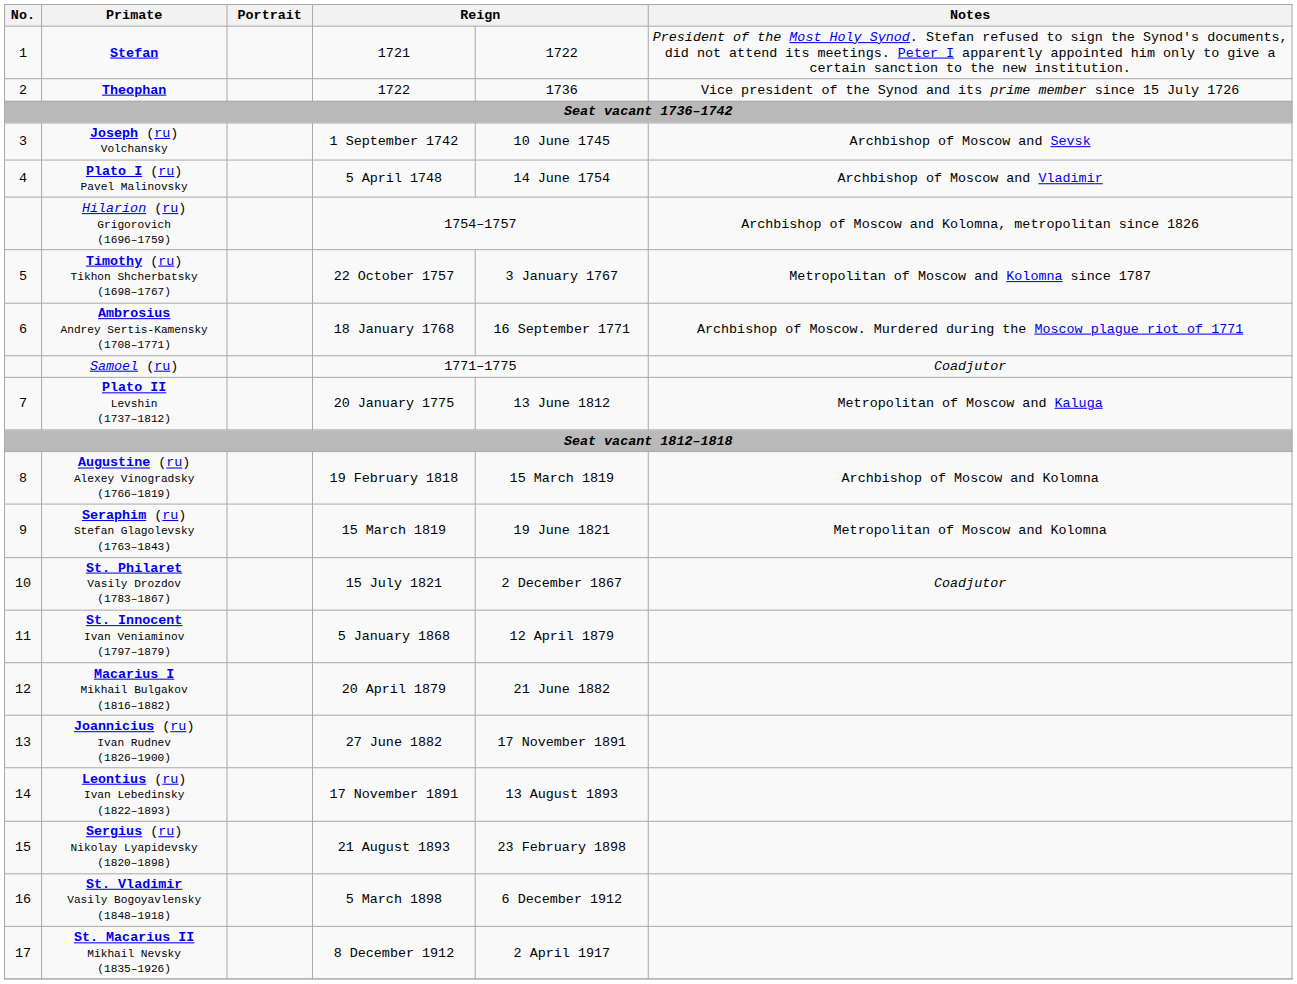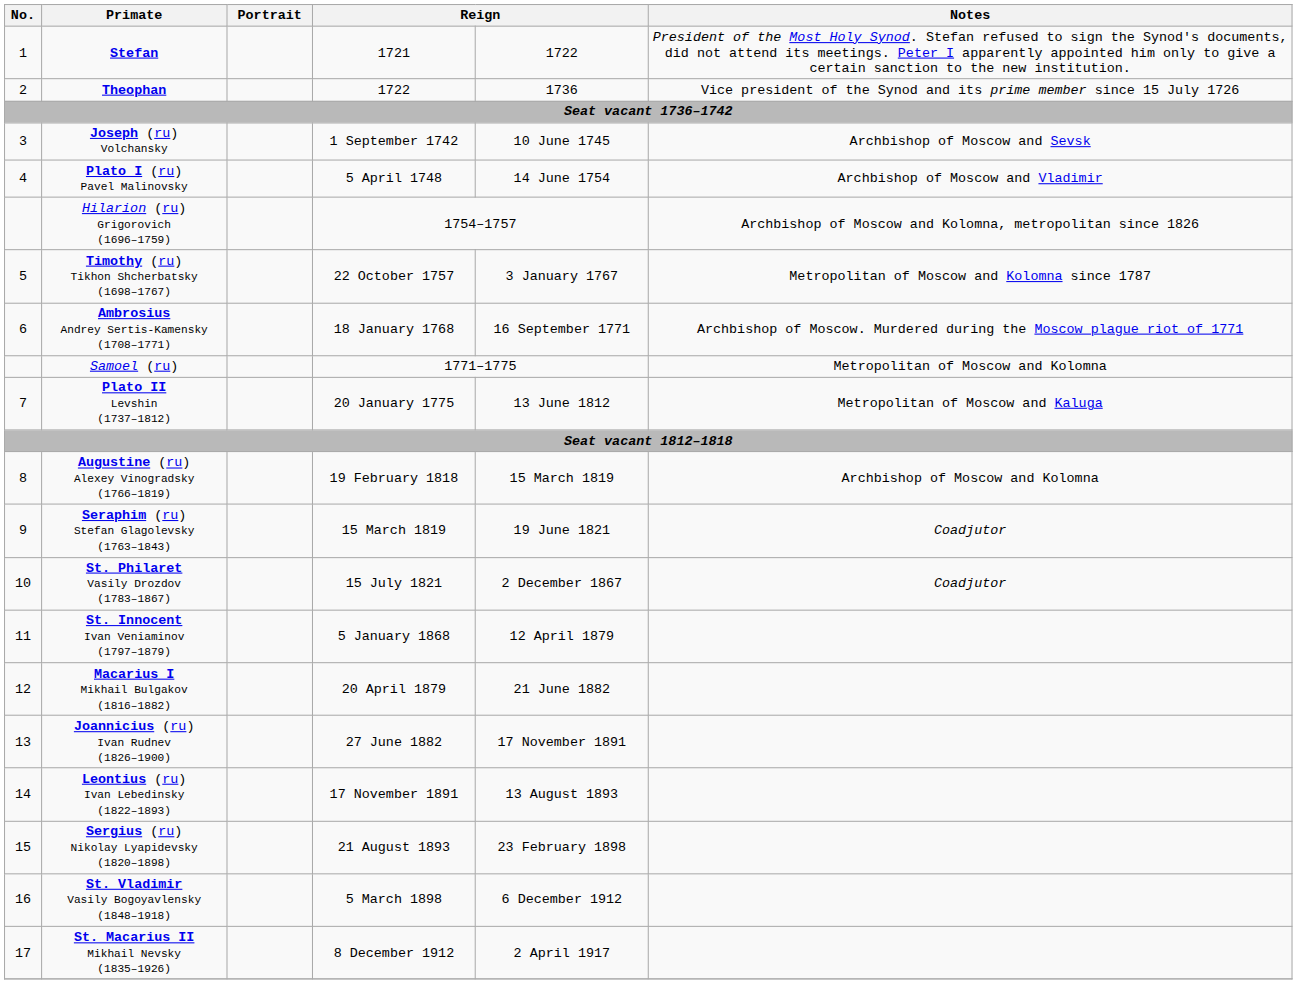(970, 366) Coadjutor -> (970, 366) Metropolitan of Moscow and Kolomna
(970, 531) Metropolitan of Moscow and Kolomna -> (970, 531) Coadjutor
